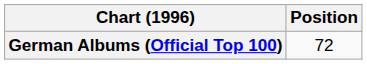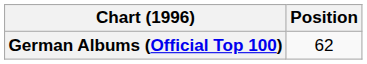(324, 45) 72 -> (324, 45) 62
